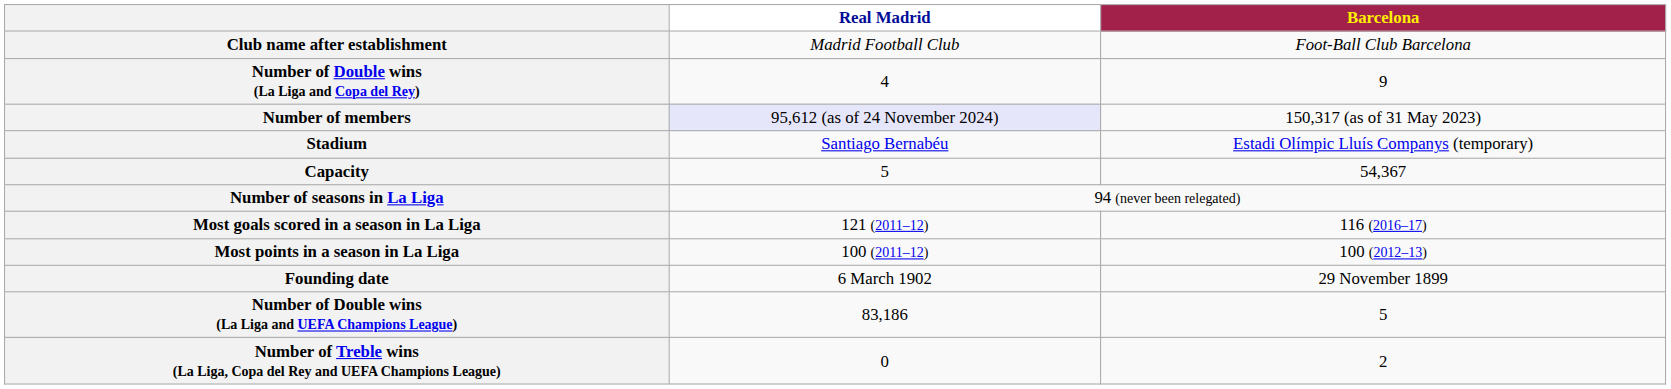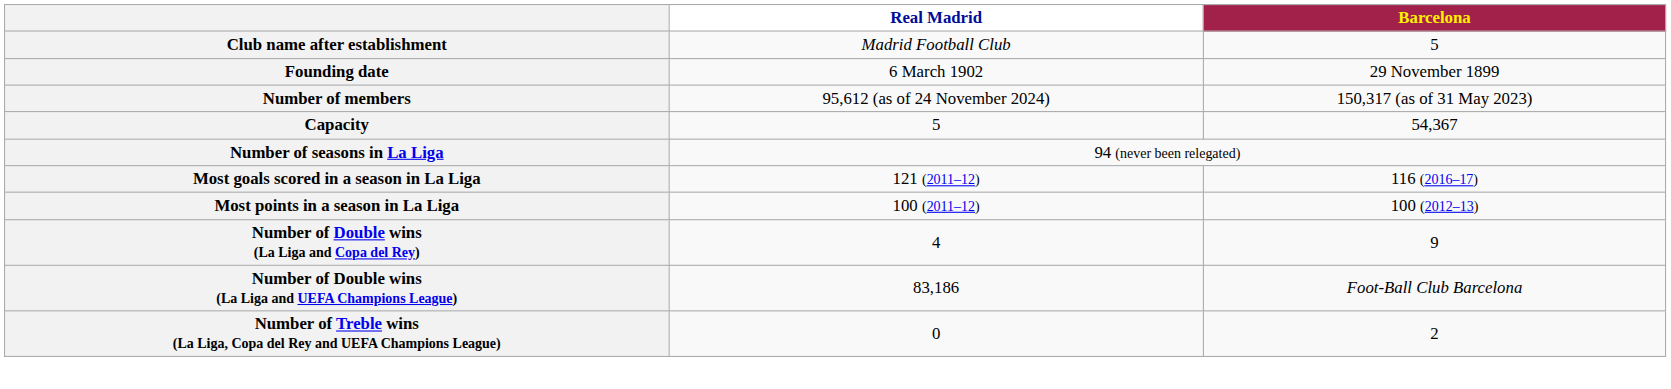(1383, 44) Foot-Ball Club Barcelona -> (1435, 44) 5
rows swapped: (337, 278) <-> (337, 80)
(885, 117) lavender background -> (936, 98) no background
- row: (337, 144)
(1383, 314) 5 -> (1435, 287) Foot-Ball Club Barcelona
